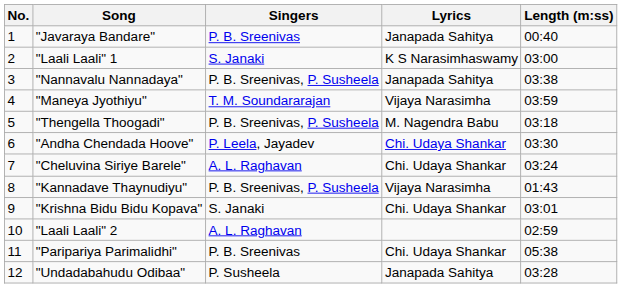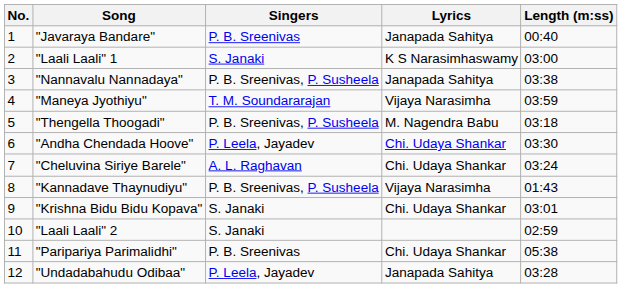(255, 229) A. L. Raghavan -> (236, 229) S. Janaki
(244, 272) P. Susheela -> (261, 272) P. Leela, Jayadev
